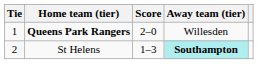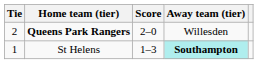(15, 31) 1 -> (15, 31) 2
(15, 49) 2 -> (15, 49) 1
